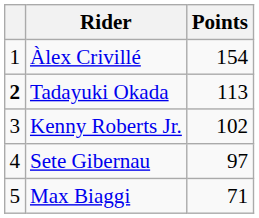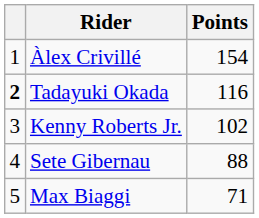(233, 91) 113 -> (233, 91) 116
(237, 161) 97 -> (237, 161) 88
